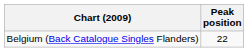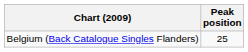(222, 39) 22 -> (222, 39) 25
